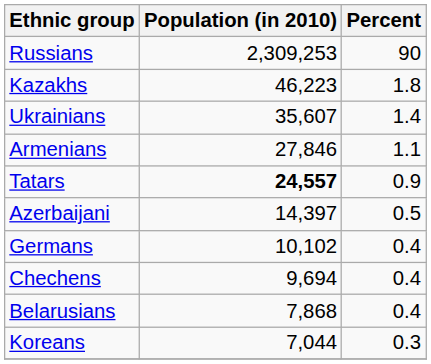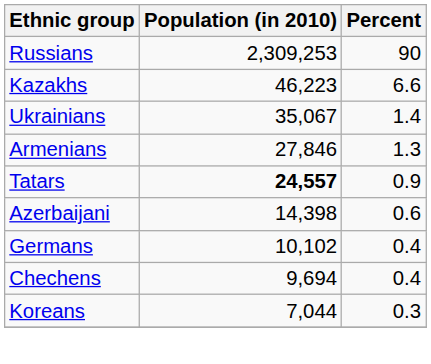(407, 85) 1.8 -> (407, 85) 6.6
(306, 117) 35,607 -> (306, 117) 35,067
(407, 149) 1.1 -> (407, 149) 1.3
(306, 213) 14,397 -> (306, 213) 14,398
(407, 213) 0.5 -> (407, 213) 0.6
- row: (62, 310)
